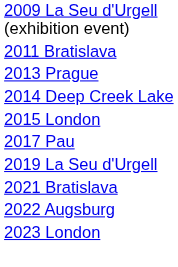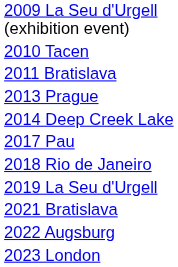+ row: (47, 51)
- row: (52, 119)
+ row: (78, 164)
